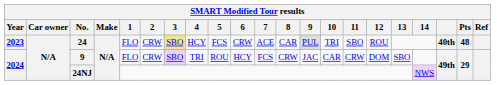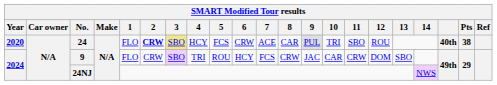(15, 42) 2023 -> (15, 42) 2020
(152, 42) normal -> (153, 42) bold
(465, 42) 48 -> (467, 42) 38
